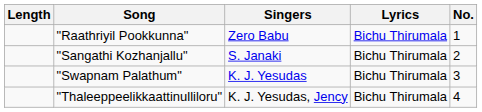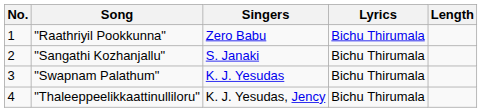columns swapped: (463, 14) <-> (29, 14)
